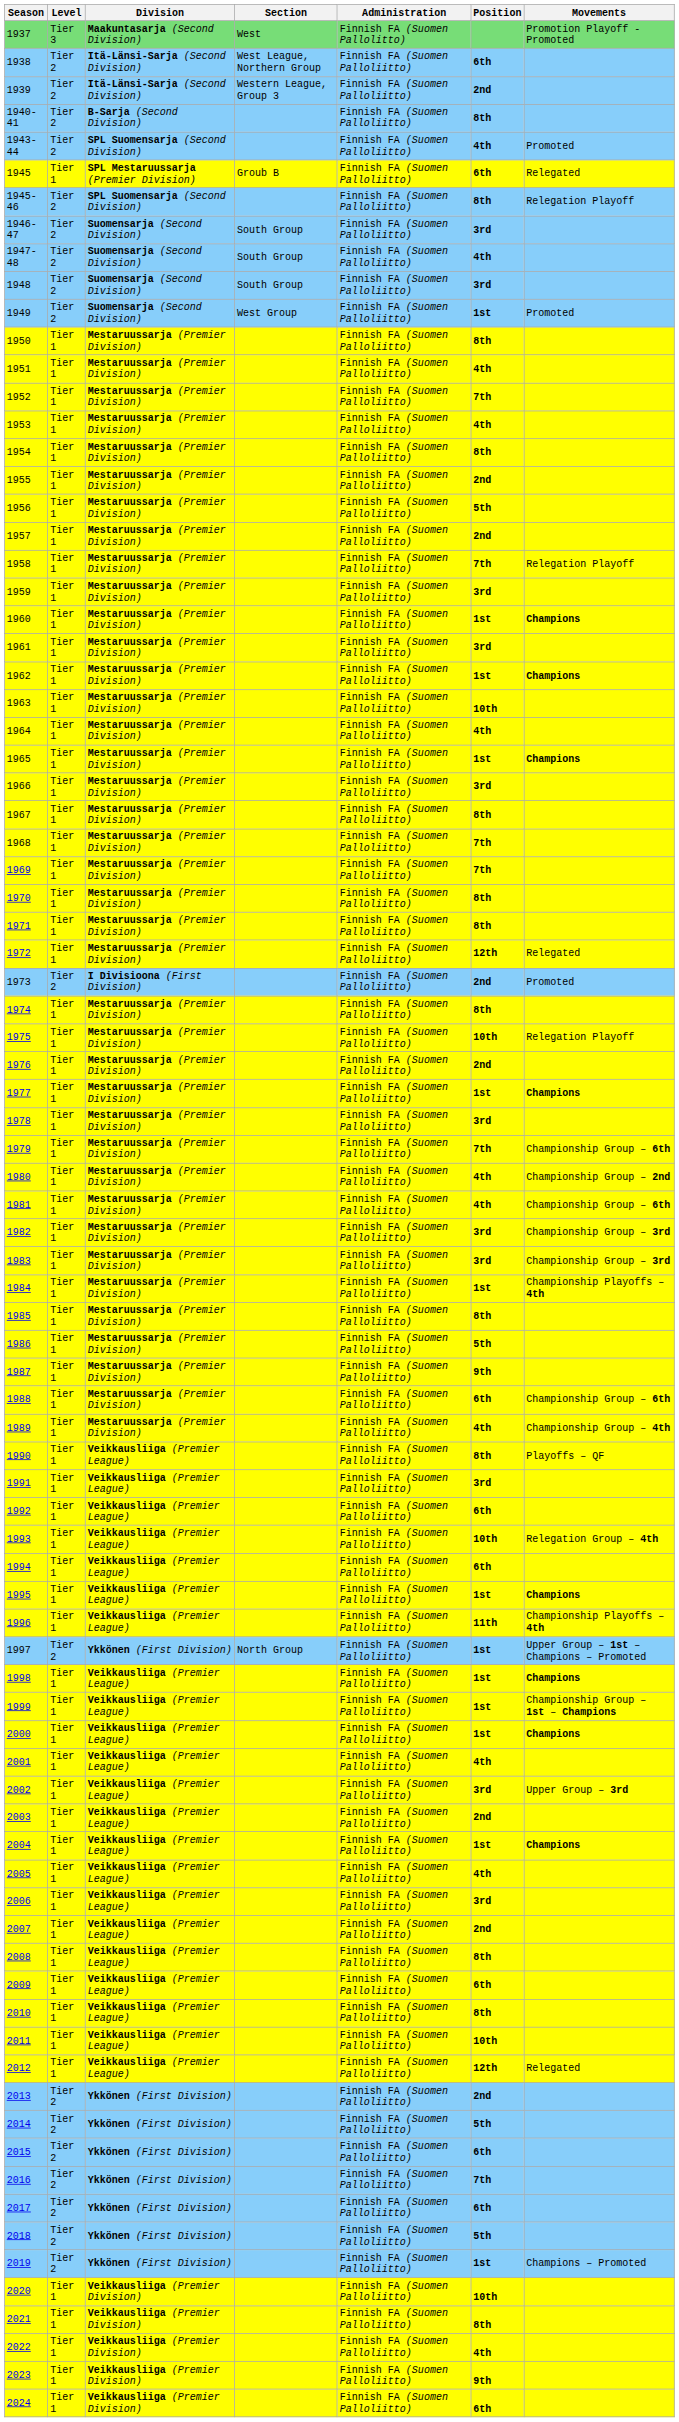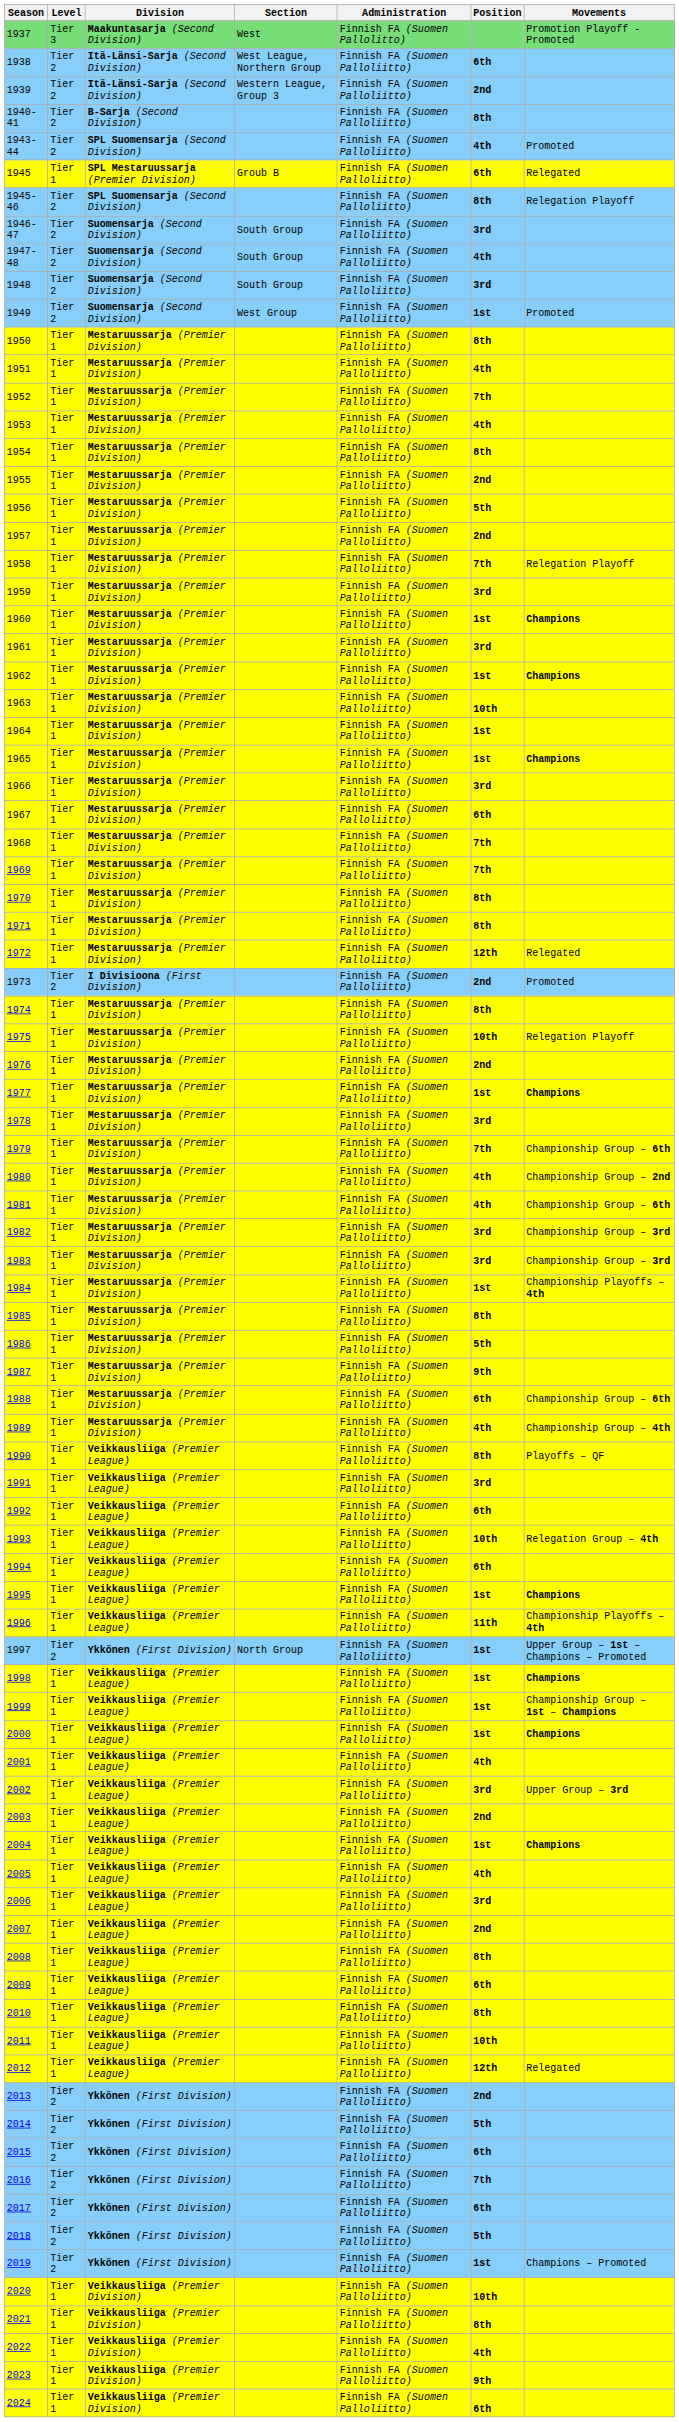(482, 731) 4th -> (482, 731) 1st
(482, 815) 8th -> (482, 815) 6th
